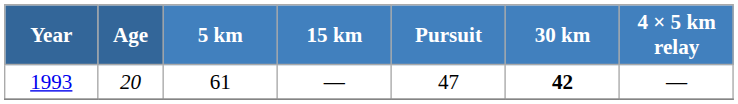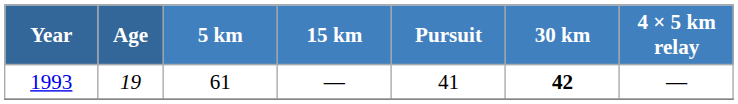(131, 81) 20 -> (131, 81) 19
(448, 81) 47 -> (448, 81) 41
